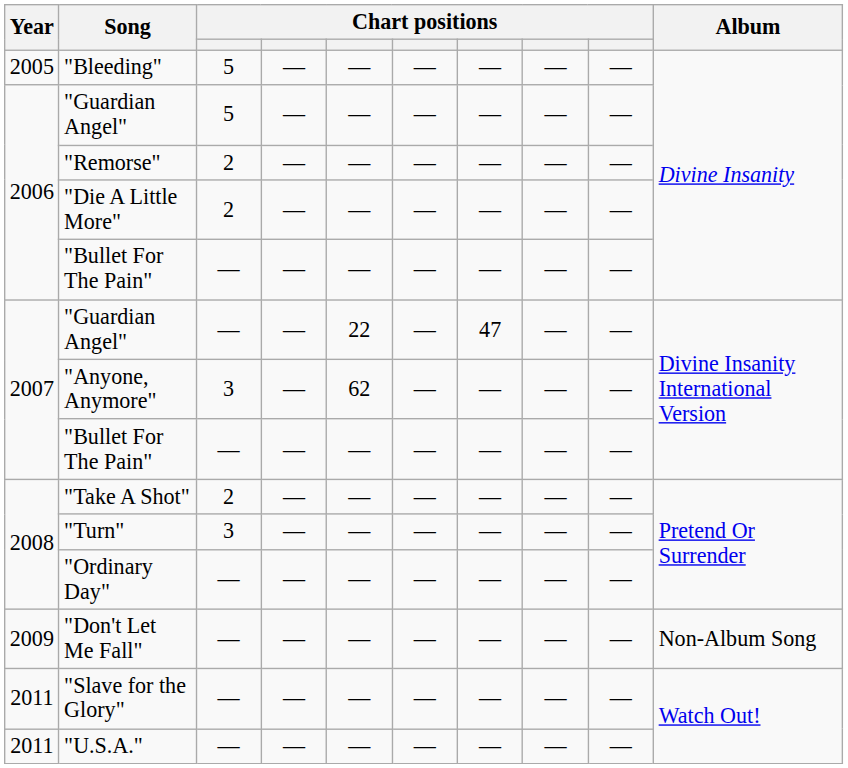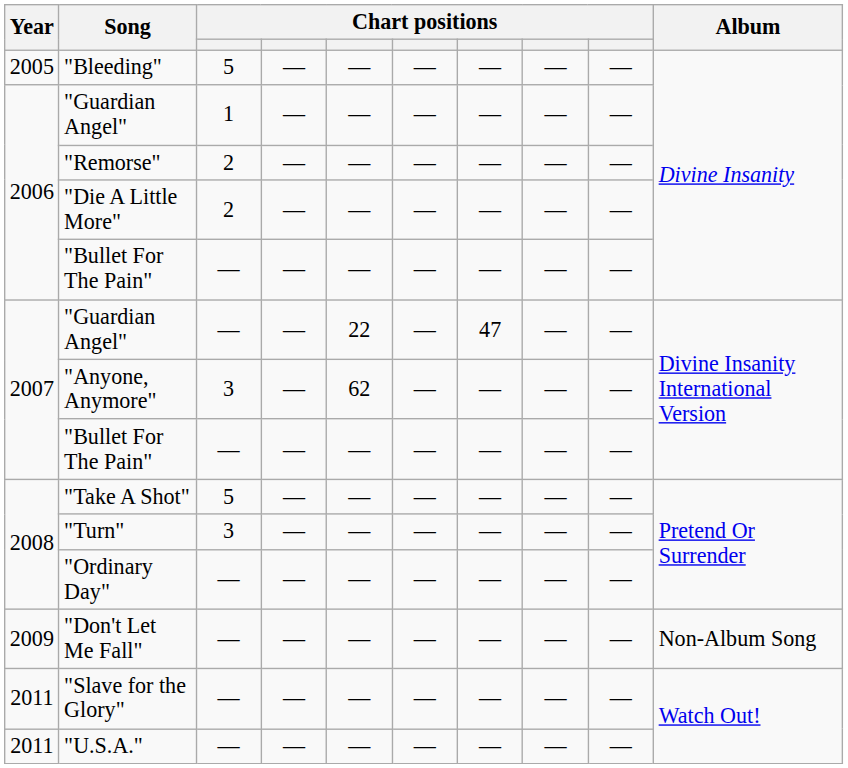(229, 114) 5 -> (229, 114) 1
(229, 496) 2 -> (229, 496) 5
